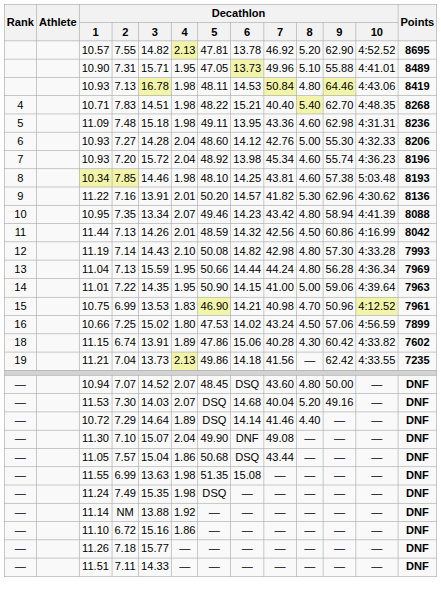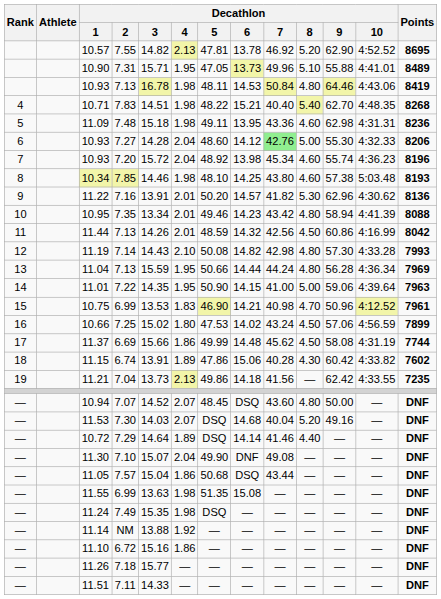(280, 141) no background -> (280, 141) lightgreen background
(280, 177) 43.81 -> (280, 177) 43.80
(185, 214) 2.07 -> (185, 214) 2.01
+ row: (96, 342)
